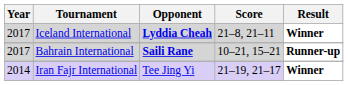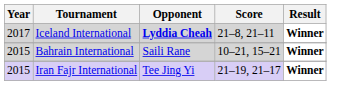(19, 52) 2017 -> (19, 52) 2015
(168, 52) bold -> (166, 52) normal
(313, 52) Runner-up -> (305, 52) Winner
(19, 71) 2014 -> (19, 71) 2015
